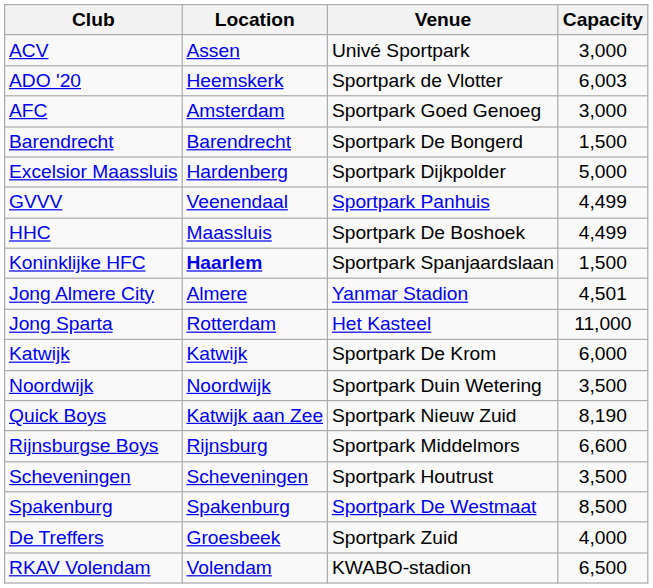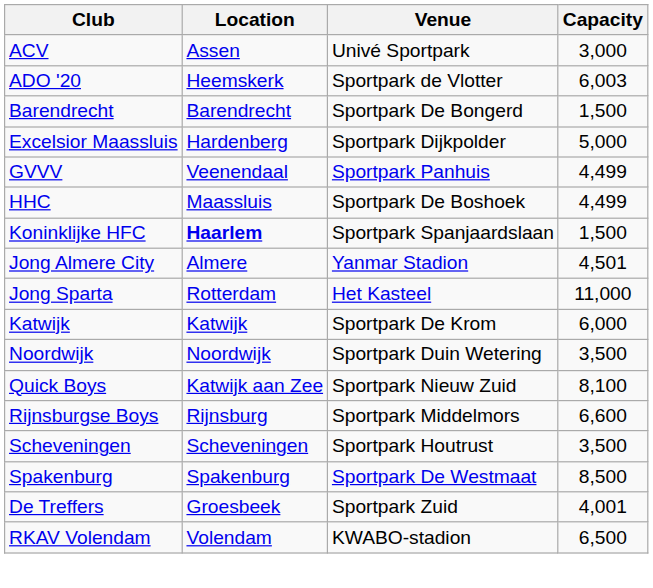- row: (28, 111)
(603, 415) 8,190 -> (603, 385) 8,100
(603, 537) 4,000 -> (603, 506) 4,001
